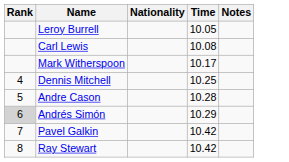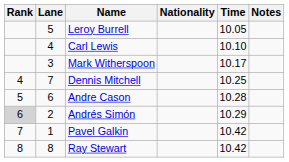+ column: (50, 13)
(203, 47) 10.08 -> (233, 47) 10.10
